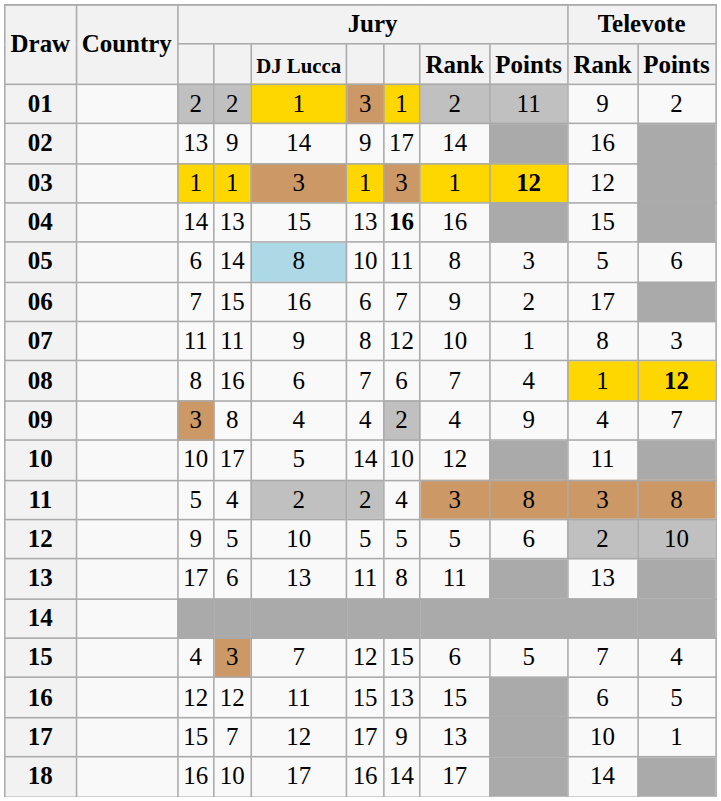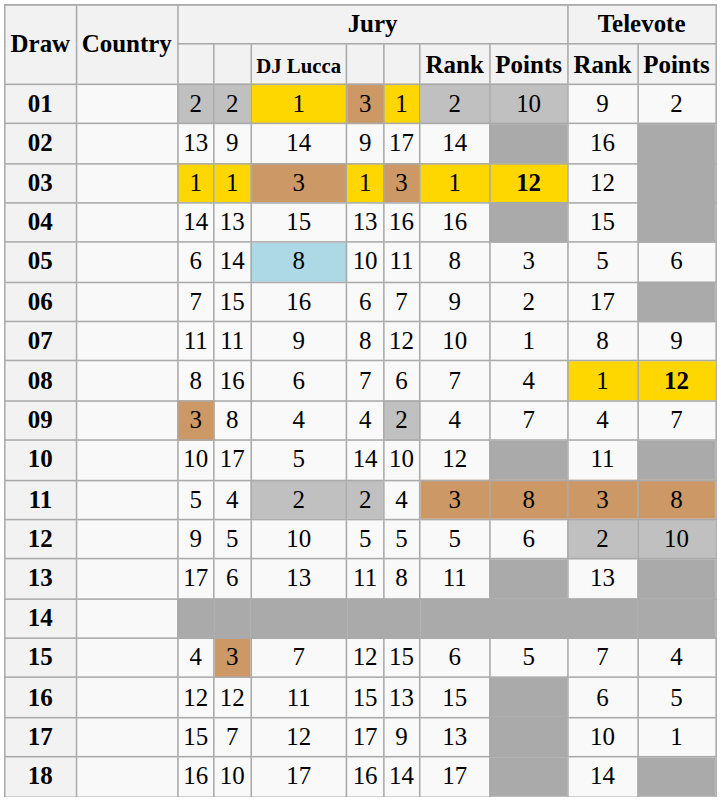(529, 103) 11 -> (529, 103) 10
(402, 222) bold -> (402, 222) normal
(676, 340) 3 -> (676, 340) 9
(529, 420) 9 -> (529, 420) 7
